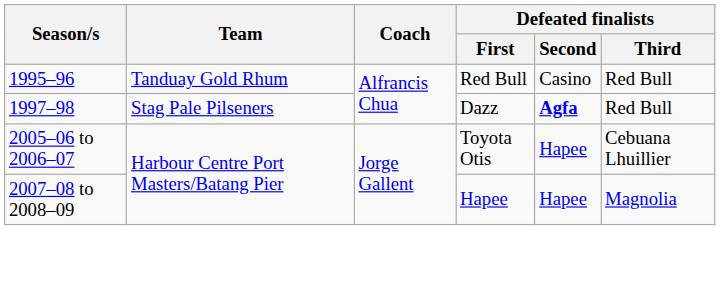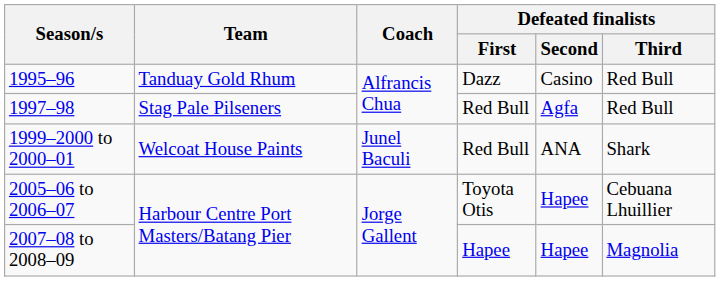(494, 78) Red Bull -> (481, 78) Dazz
(479, 108) Dazz -> (496, 108) Red Bull
(558, 108) bold -> (559, 108) normal
+ row: (61, 148)
